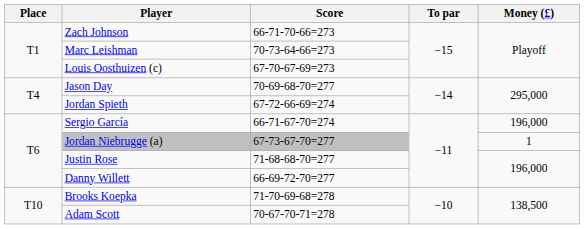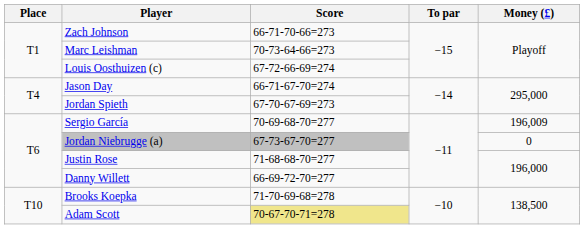(294, 68) 67-70-67-69=273 -> (294, 68) 67-72-66-69=274
(294, 86) 70-69-68-70=277 -> (294, 86) 66-71-67-70=274
(294, 104) 67-72-66-69=274 -> (294, 104) 67-70-67-69=273
(294, 123) 66-71-67-70=274 -> (294, 123) 70-69-68-70=277
(529, 123) 196,000 -> (529, 123) 196,009
(529, 141) 1 -> (529, 141) 0
(294, 214) no background -> (294, 214) khaki background
